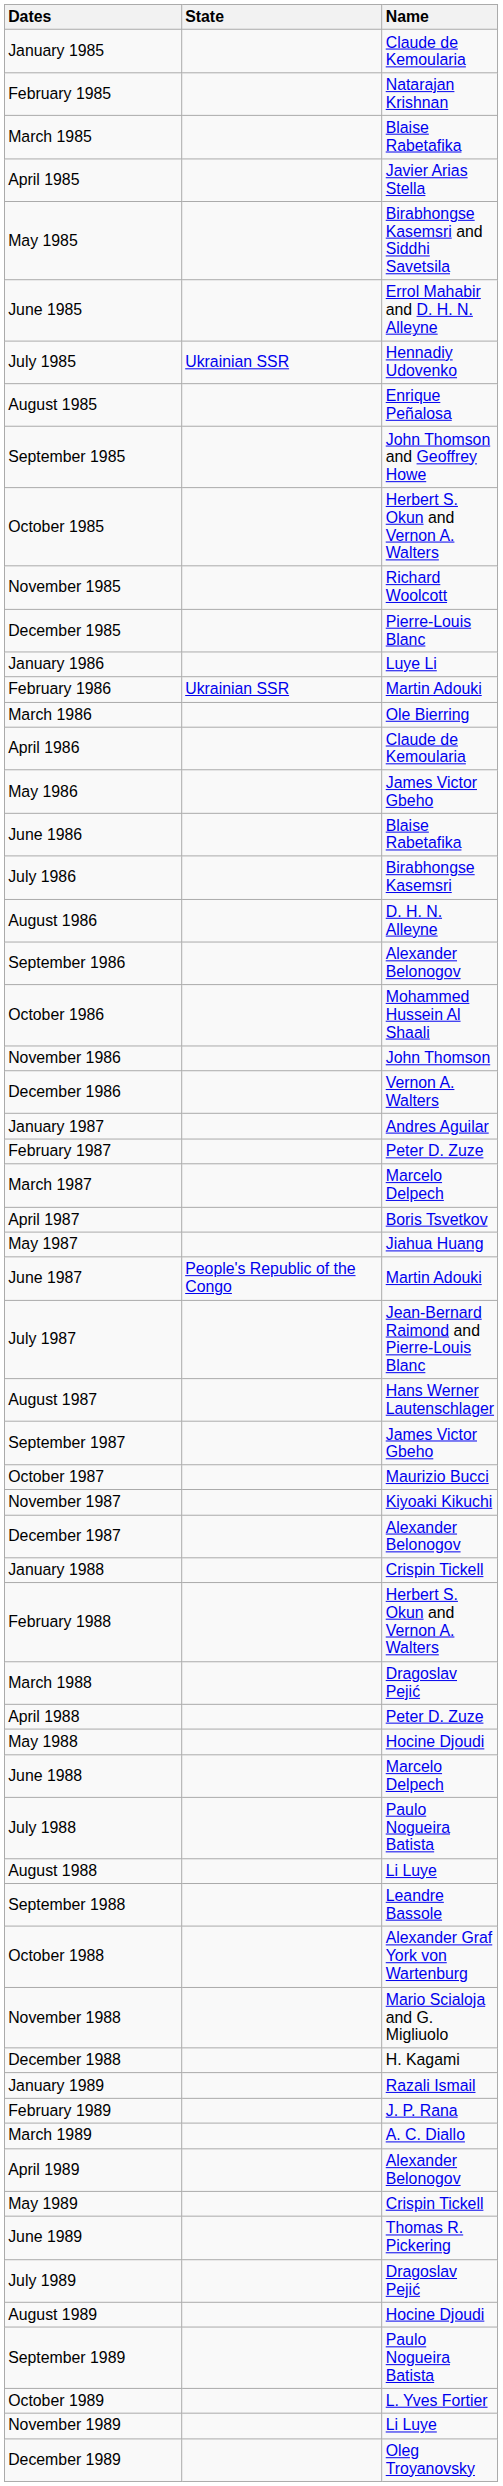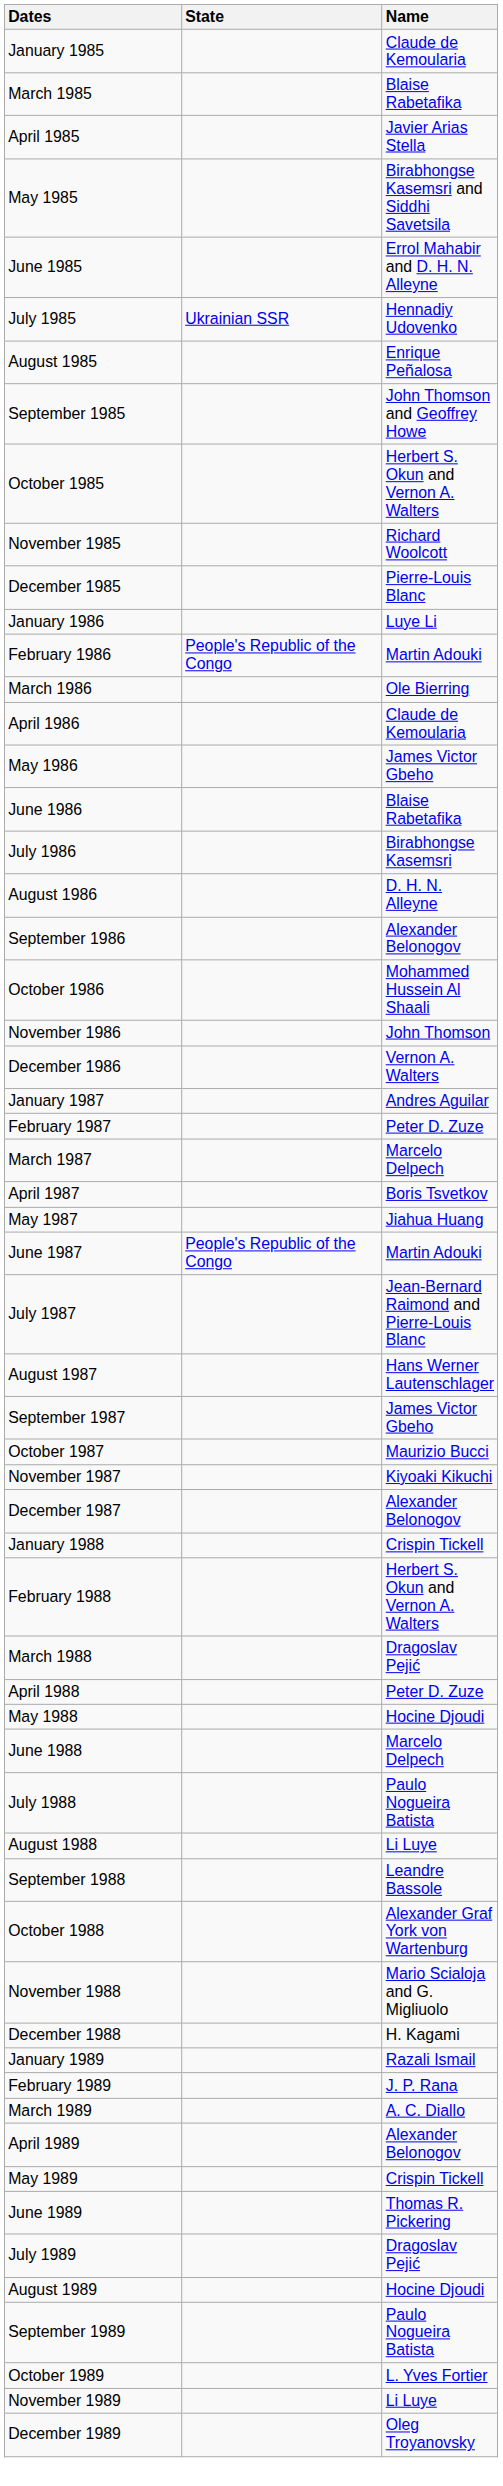- row: (60, 94)
(237, 689) Ukrainian SSR -> (270, 655) People's Republic of the Congo
